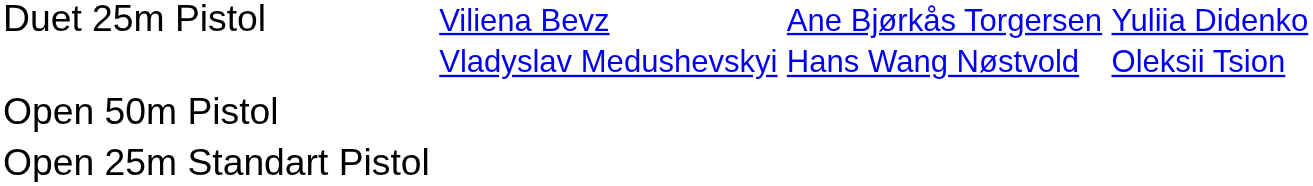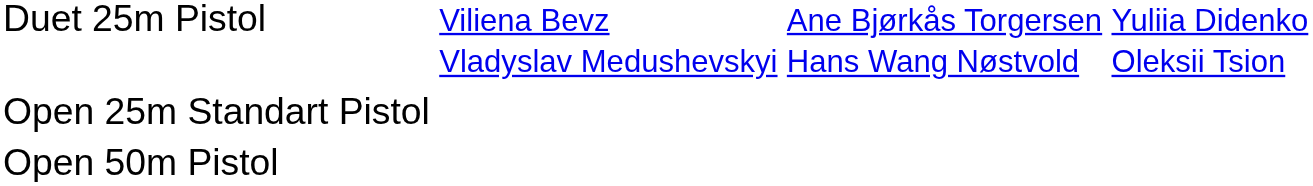rows swapped: (216, 162) <-> (141, 111)
